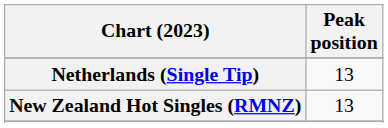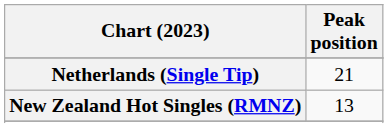(344, 74) 13 -> (344, 74) 21
